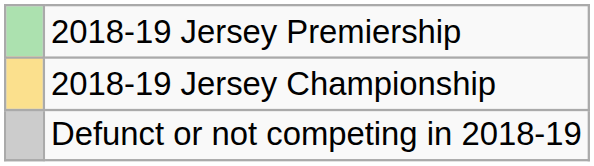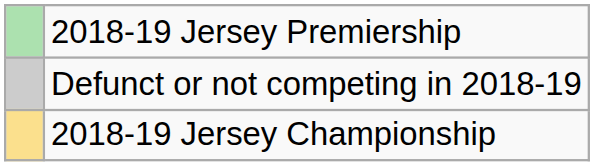rows swapped: (274, 83) <-> (316, 135)
